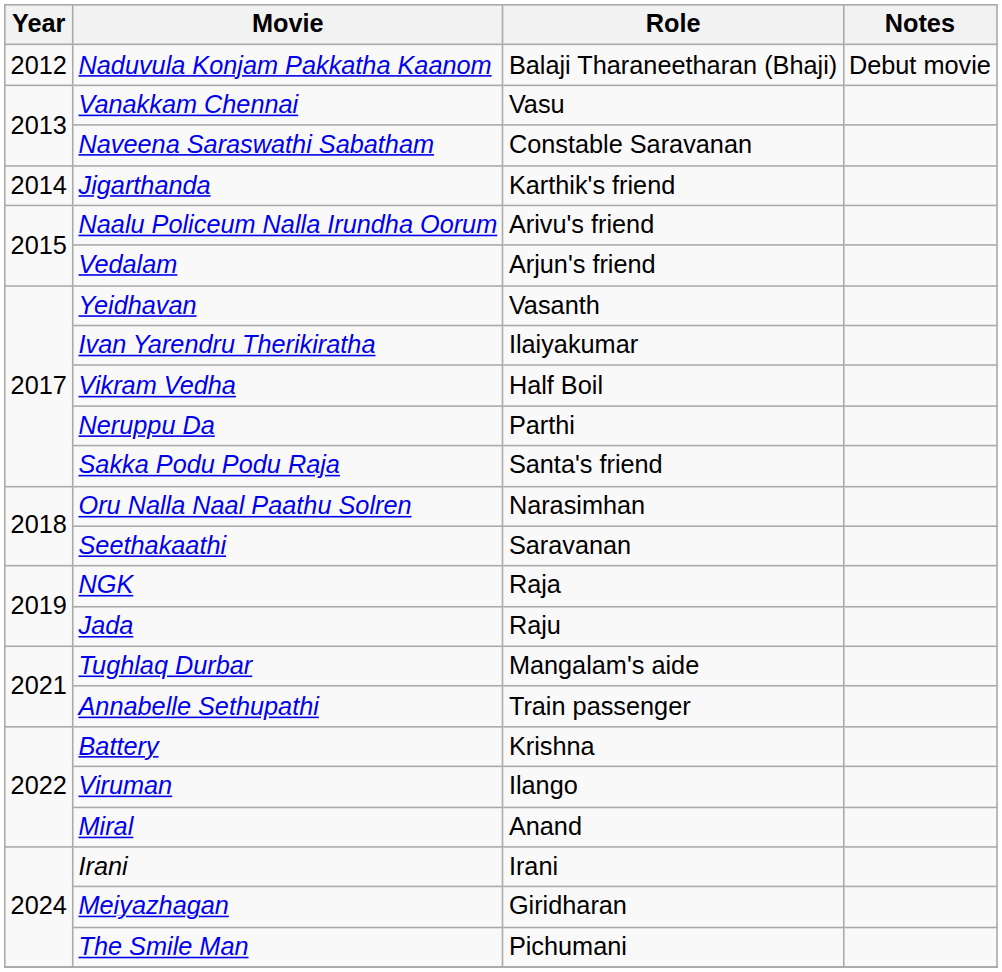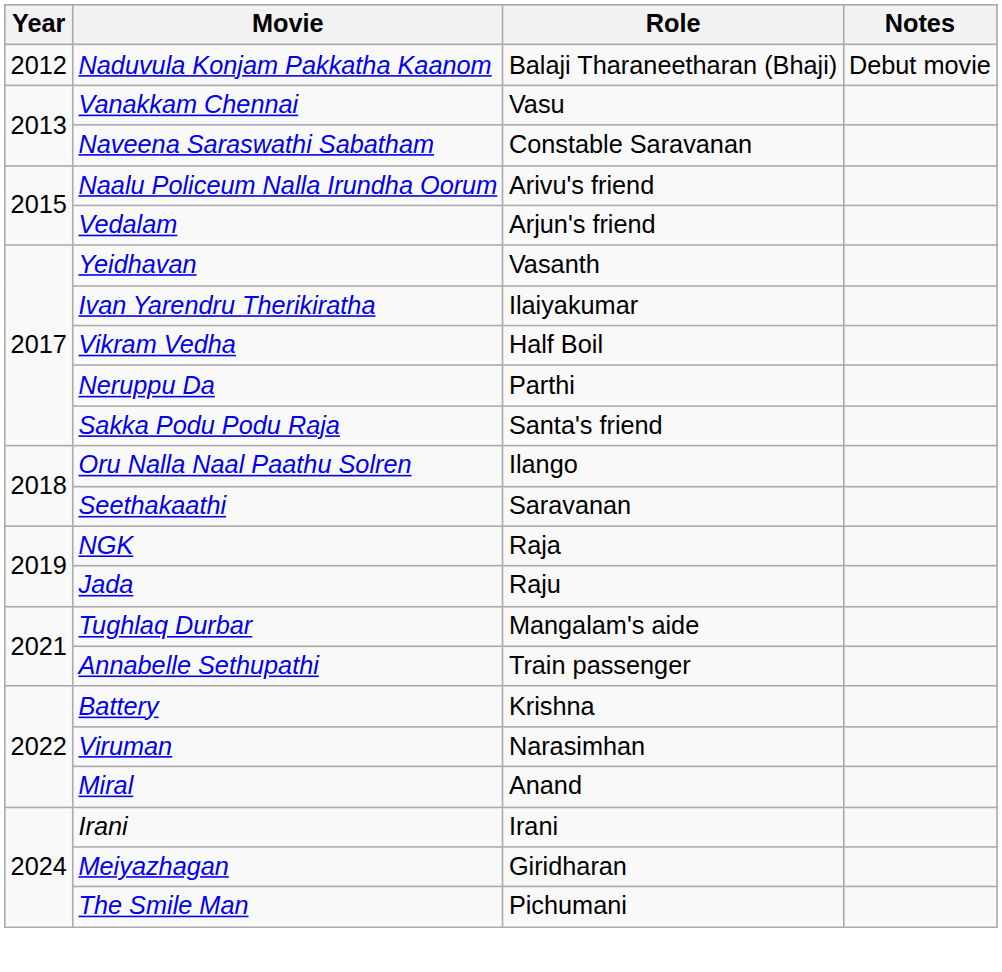- row: (145, 184)
(577, 505) Narasimhan -> (543, 465) Ilango
(543, 786) Ilango -> (577, 746) Narasimhan
